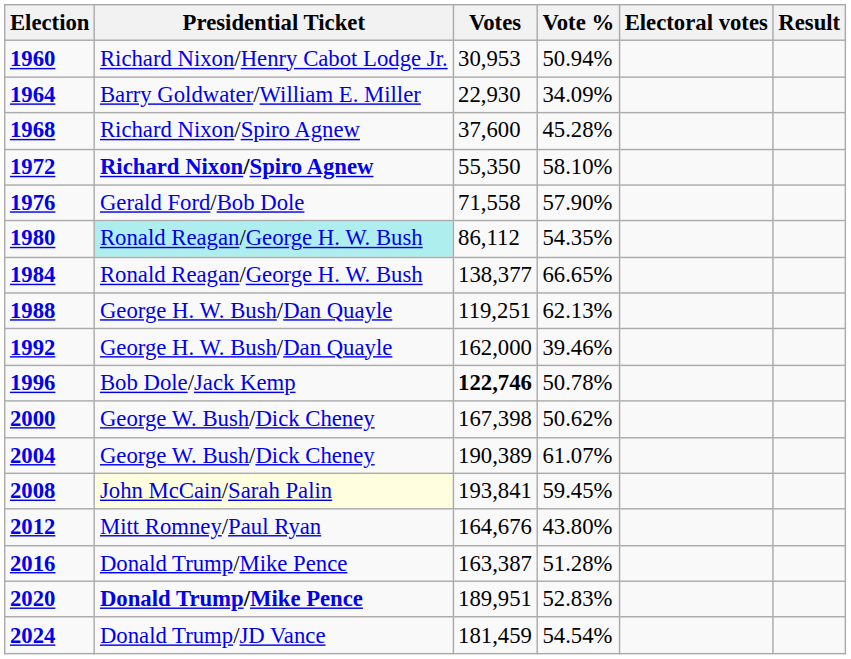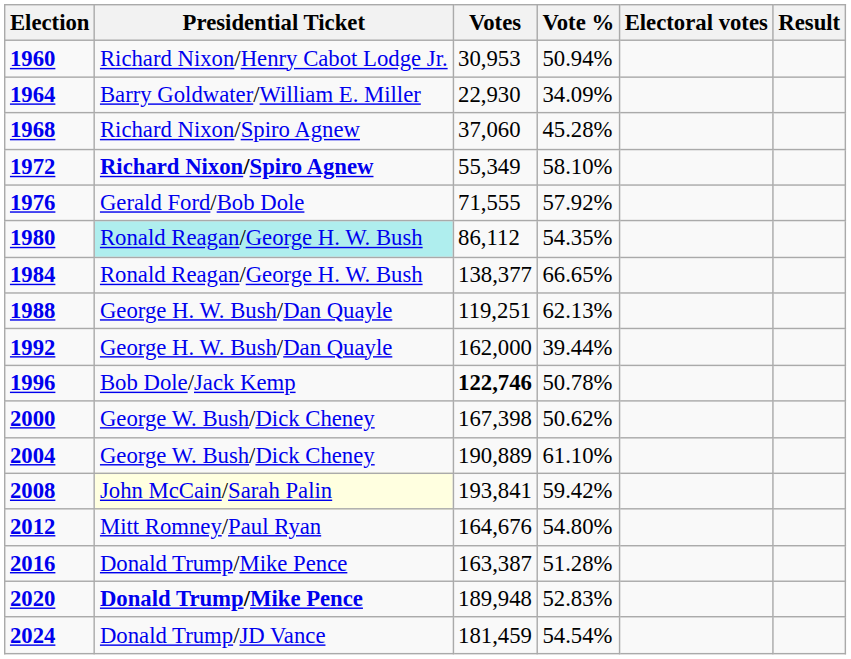(489, 130) 37,600 -> (489, 130) 37,060
(489, 166) 55,350 -> (489, 166) 55,349
(489, 202) 71,558 -> (489, 202) 71,555
(577, 202) 57.90% -> (577, 202) 57.92%
(577, 346) 39.46% -> (577, 346) 39.44%
(495, 454) 190,389 -> (495, 454) 190,889
(577, 454) 61.07% -> (577, 454) 61.10%
(577, 490) 59.45% -> (577, 490) 59.42%
(577, 526) 43.80% -> (577, 526) 54.80%
(495, 599) 189,951 -> (495, 599) 189,948
